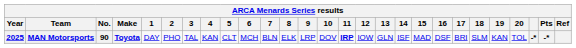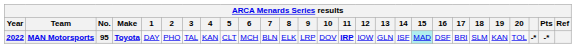(15, 37) 2025 -> (15, 37) 2022
(104, 37) 90 -> (104, 37) 95
(422, 37) no background -> (422, 37) paleturquoise background
